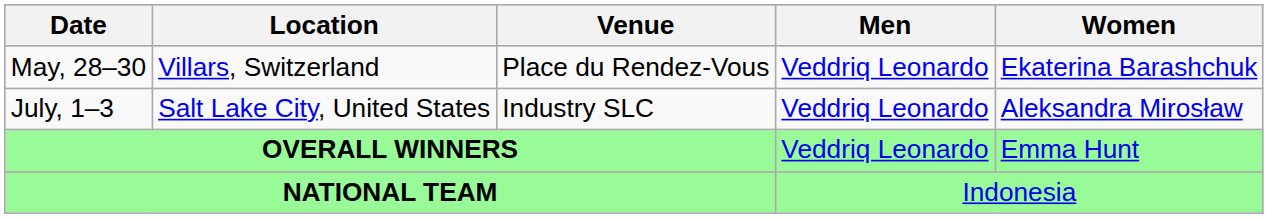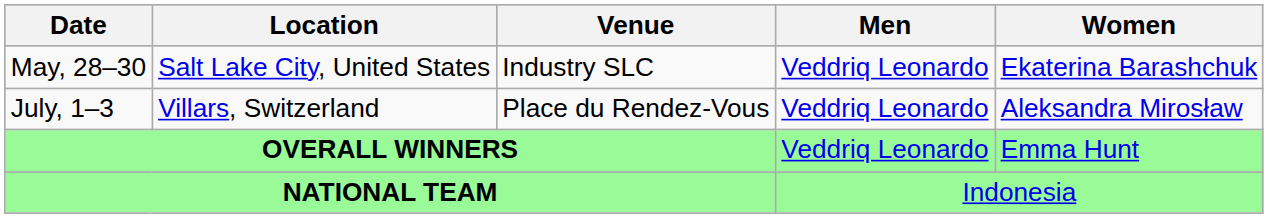(269, 66) Villars, Switzerland -> (324, 66) Salt Lake City, United States
(636, 66) Place du Rendez-Vous -> (578, 66) Industry SLC
(324, 108) Salt Lake City, United States -> (269, 108) Villars, Switzerland
(578, 108) Industry SLC -> (636, 108) Place du Rendez-Vous
